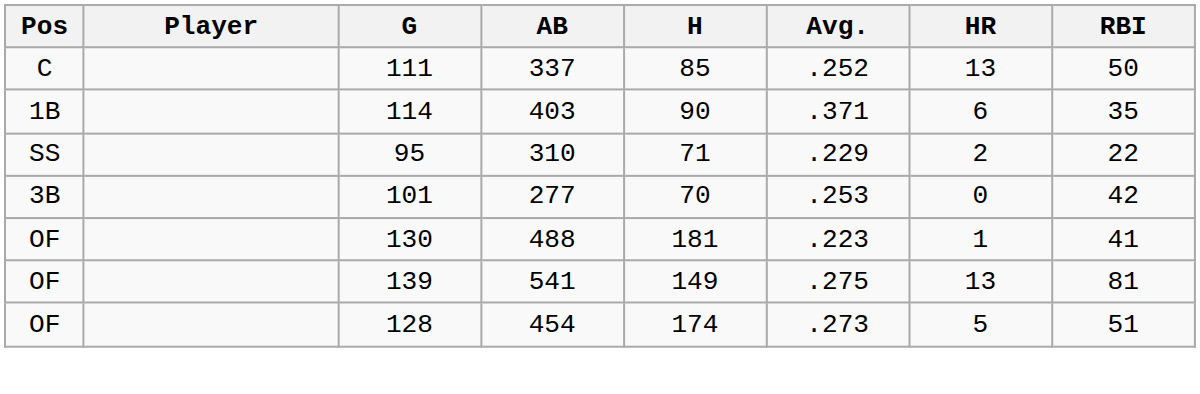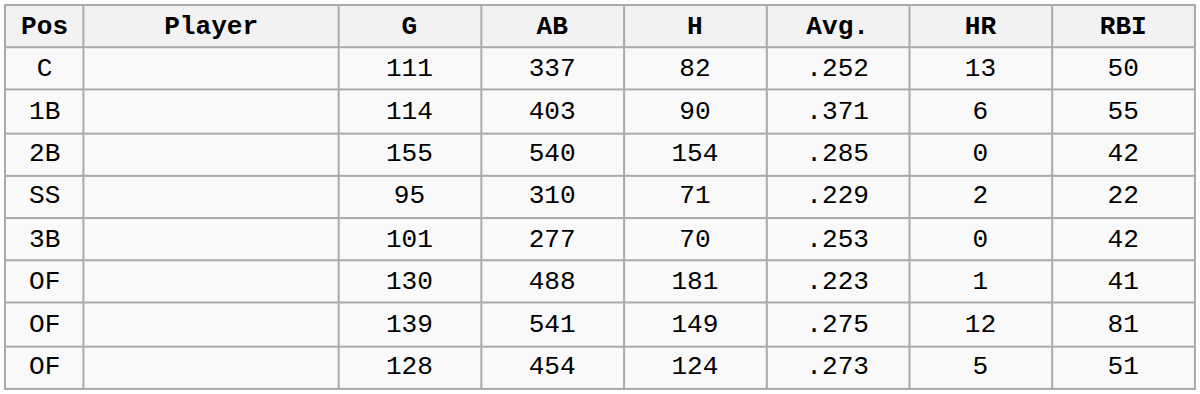(695, 69) 85 -> (695, 69) 82
(1123, 111) 35 -> (1123, 111) 55
+ row: (409, 154)
(980, 282) 13 -> (980, 324) 12
(695, 324) 174 -> (695, 367) 124
